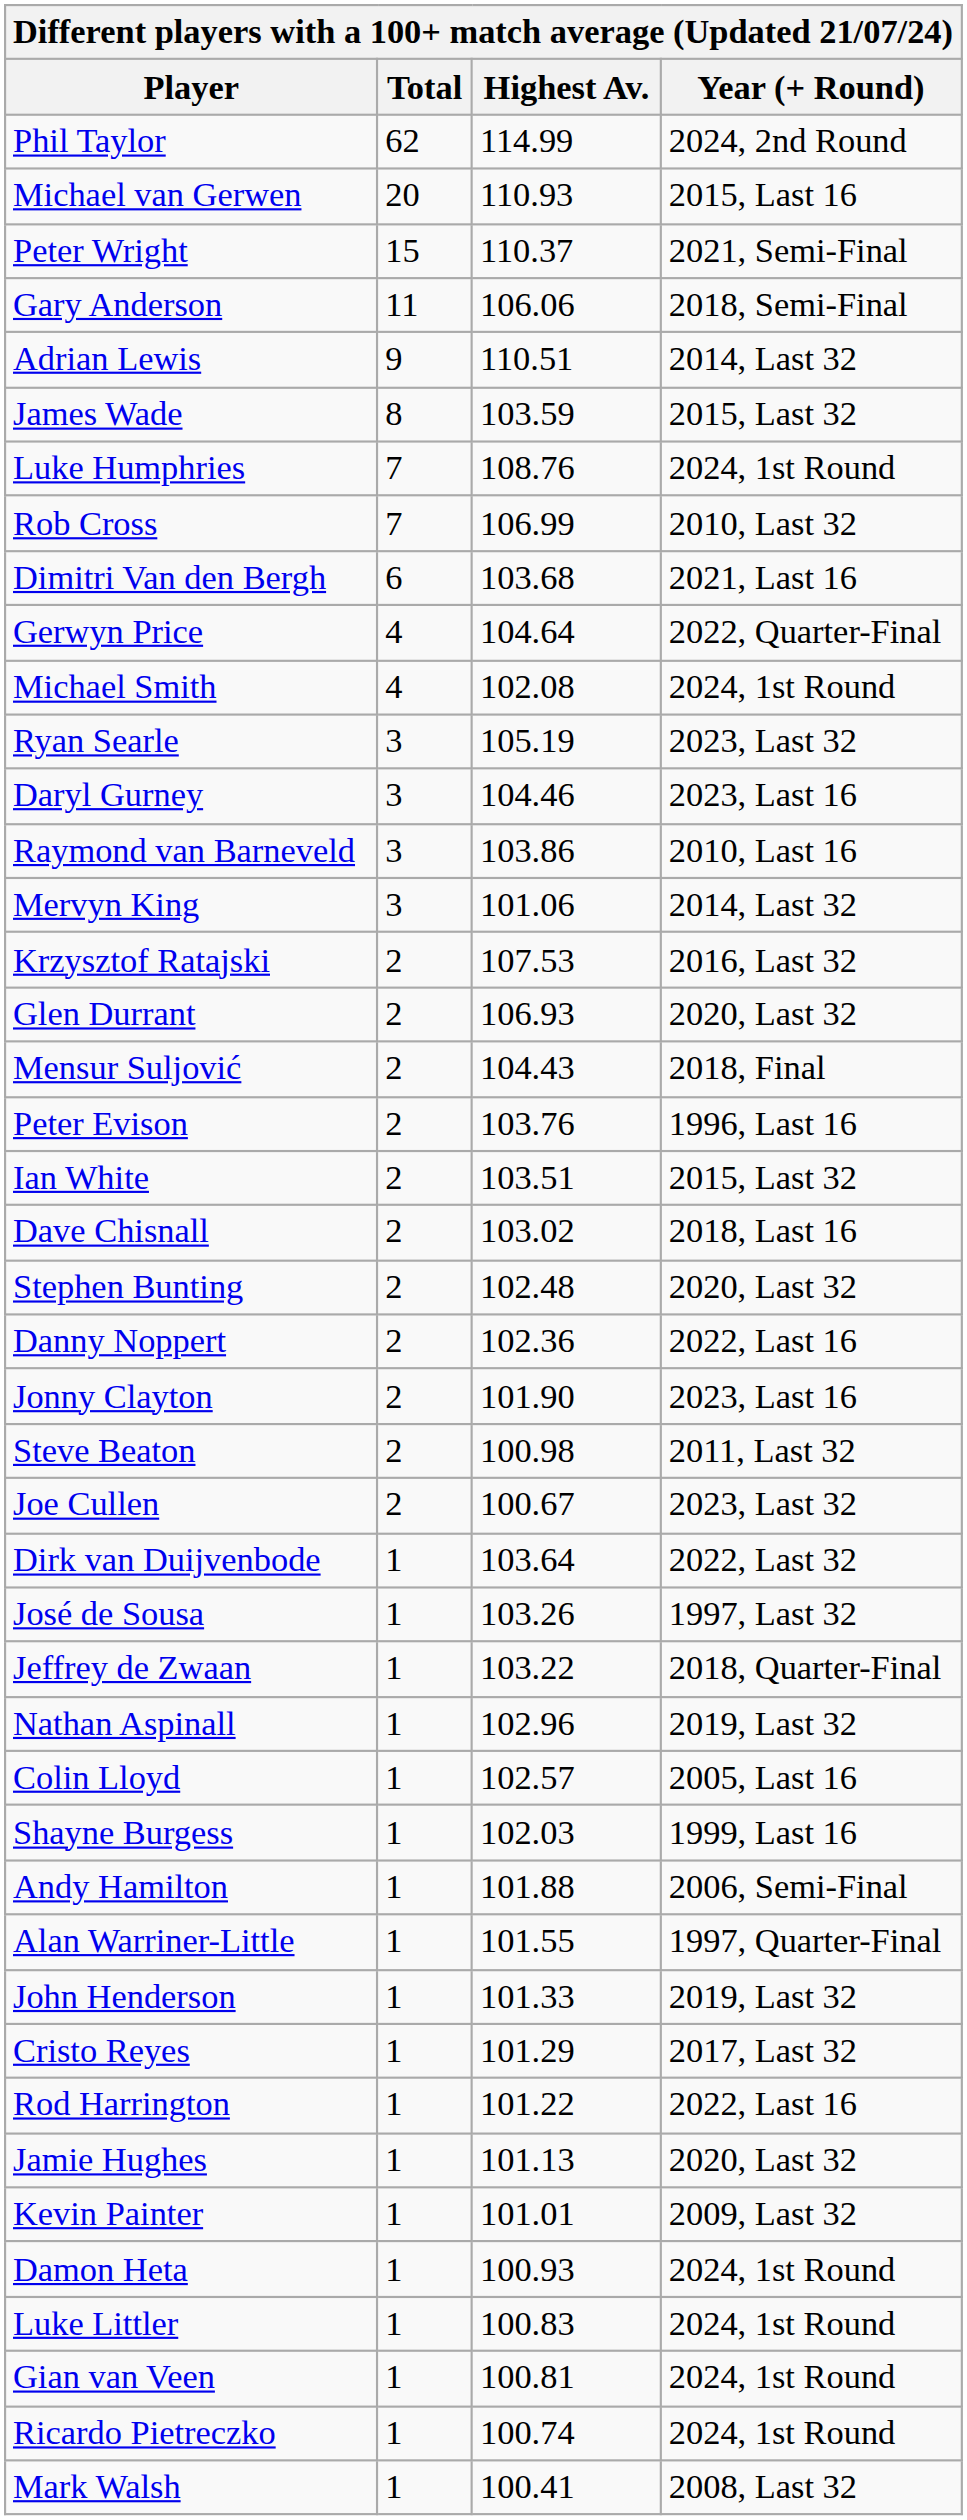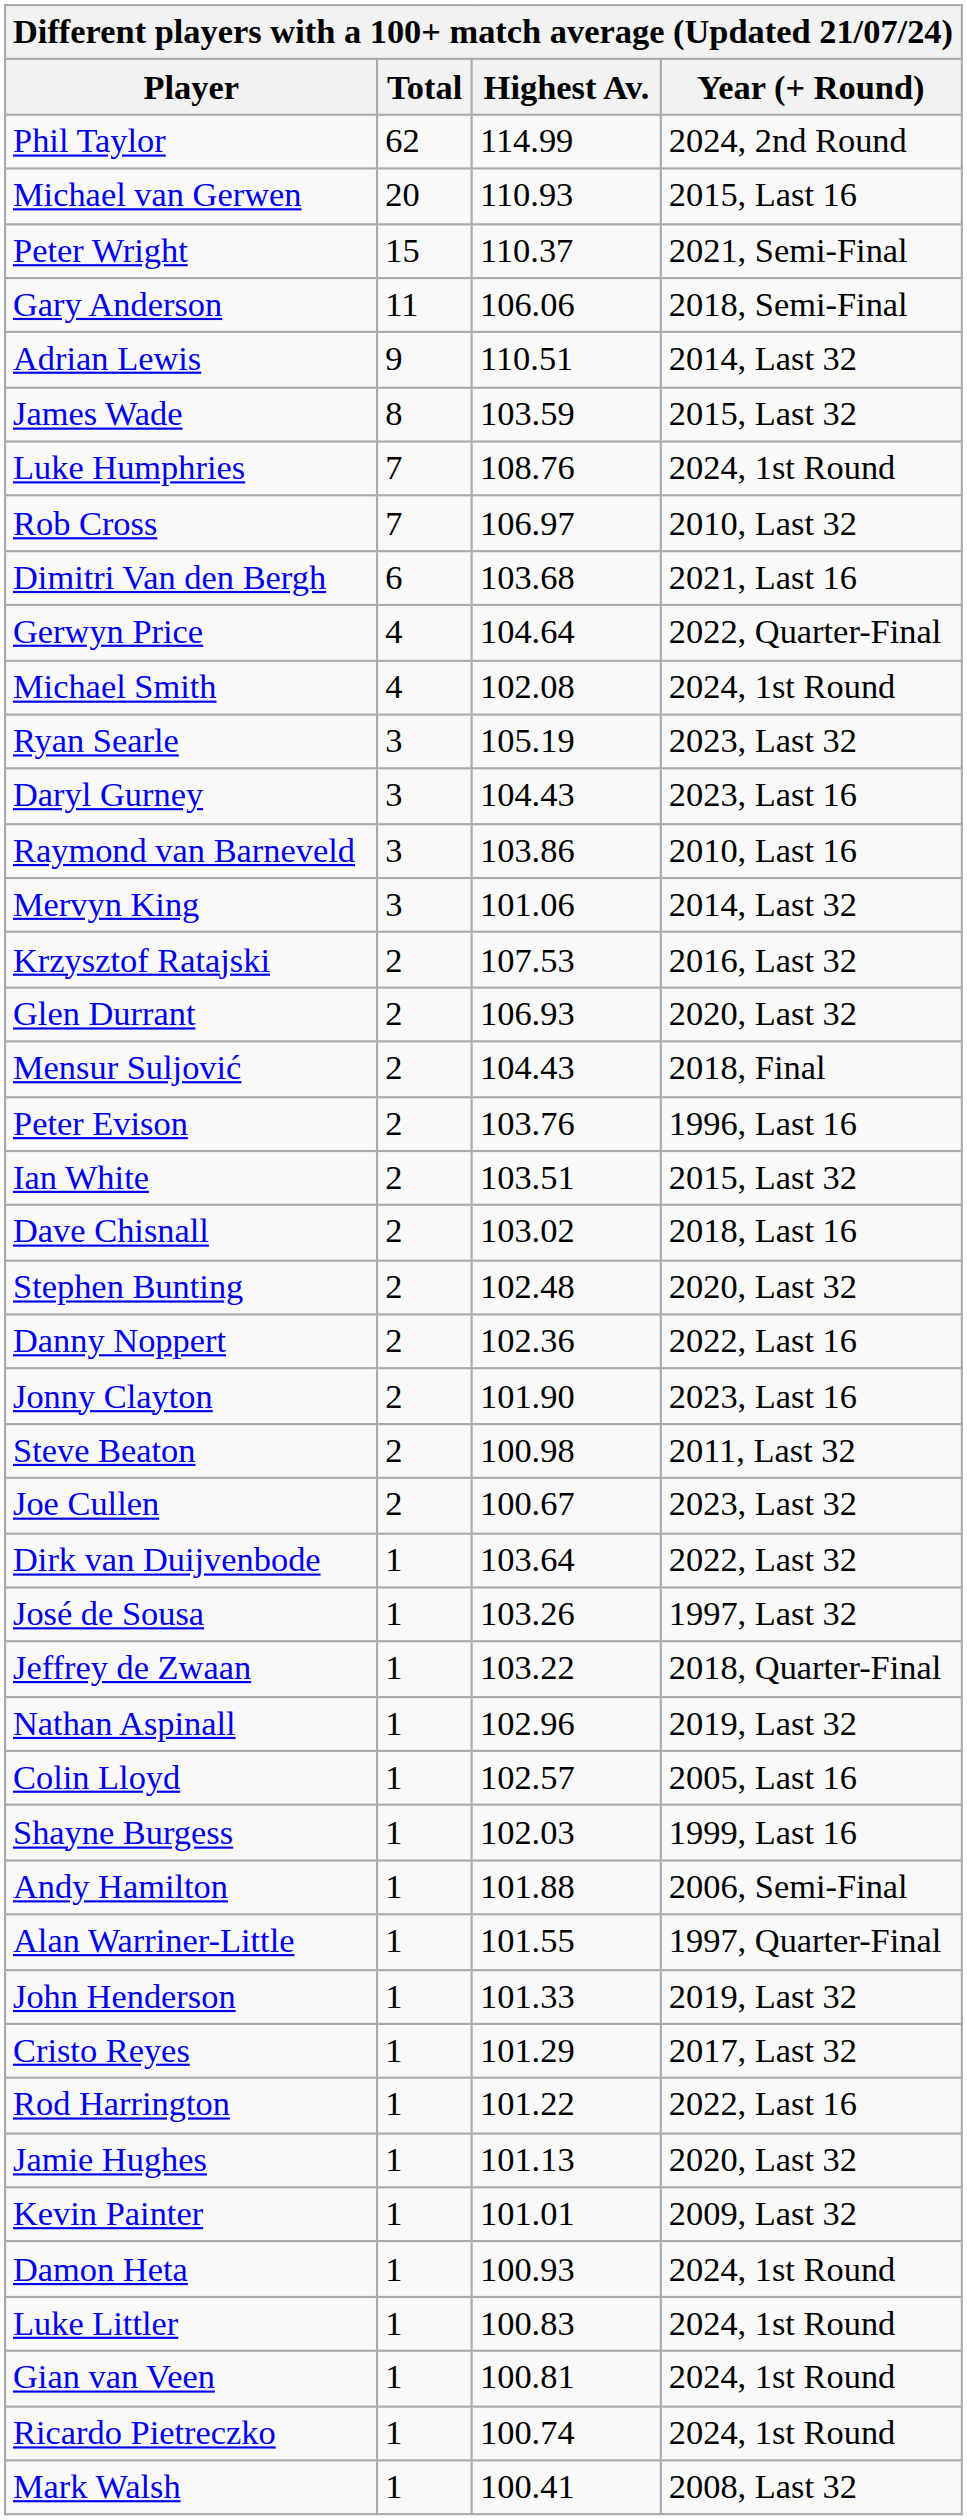(527, 522) 106.99 -> (527, 522) 106.97
(527, 795) 104.46 -> (527, 795) 104.43
